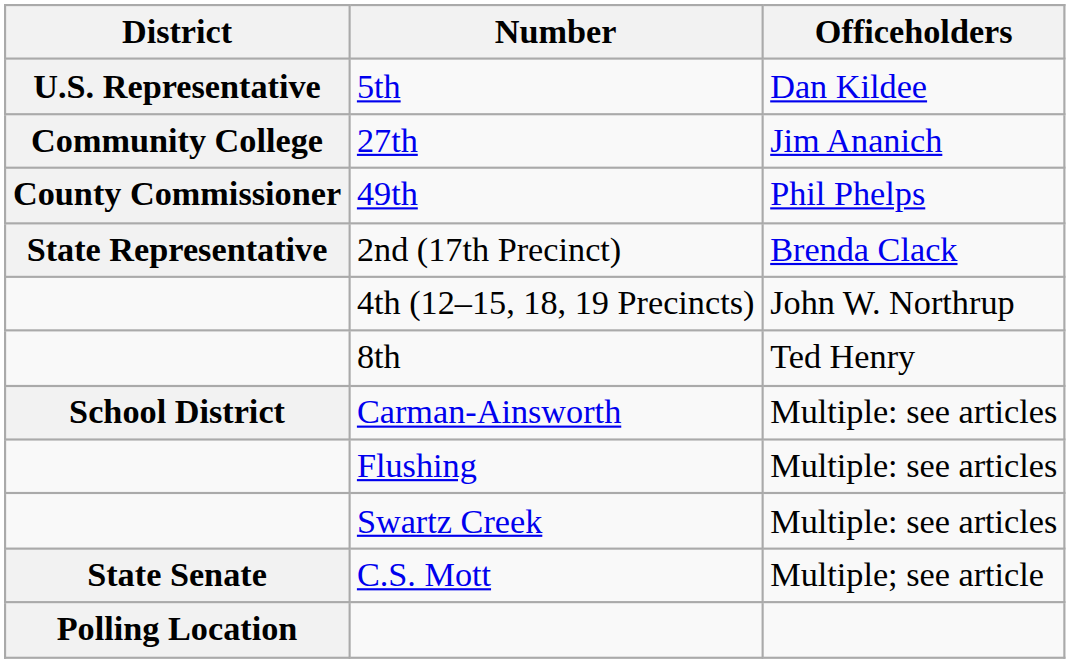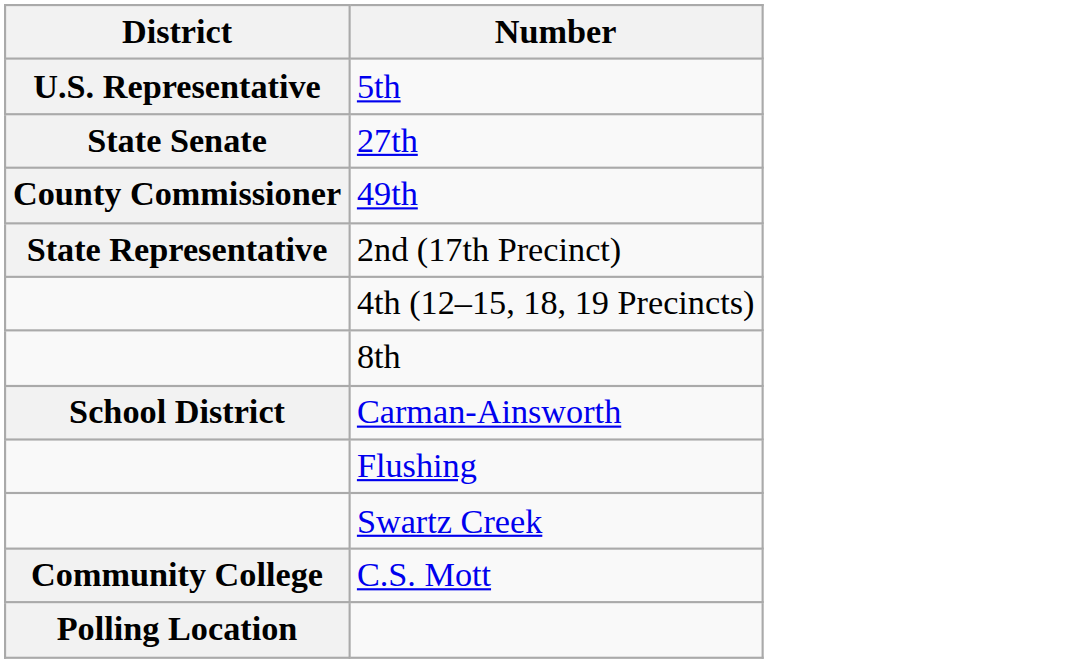- column: (914, 31)
(177, 140) Community College -> (177, 140) State Senate
(177, 574) State Senate -> (177, 574) Community College
